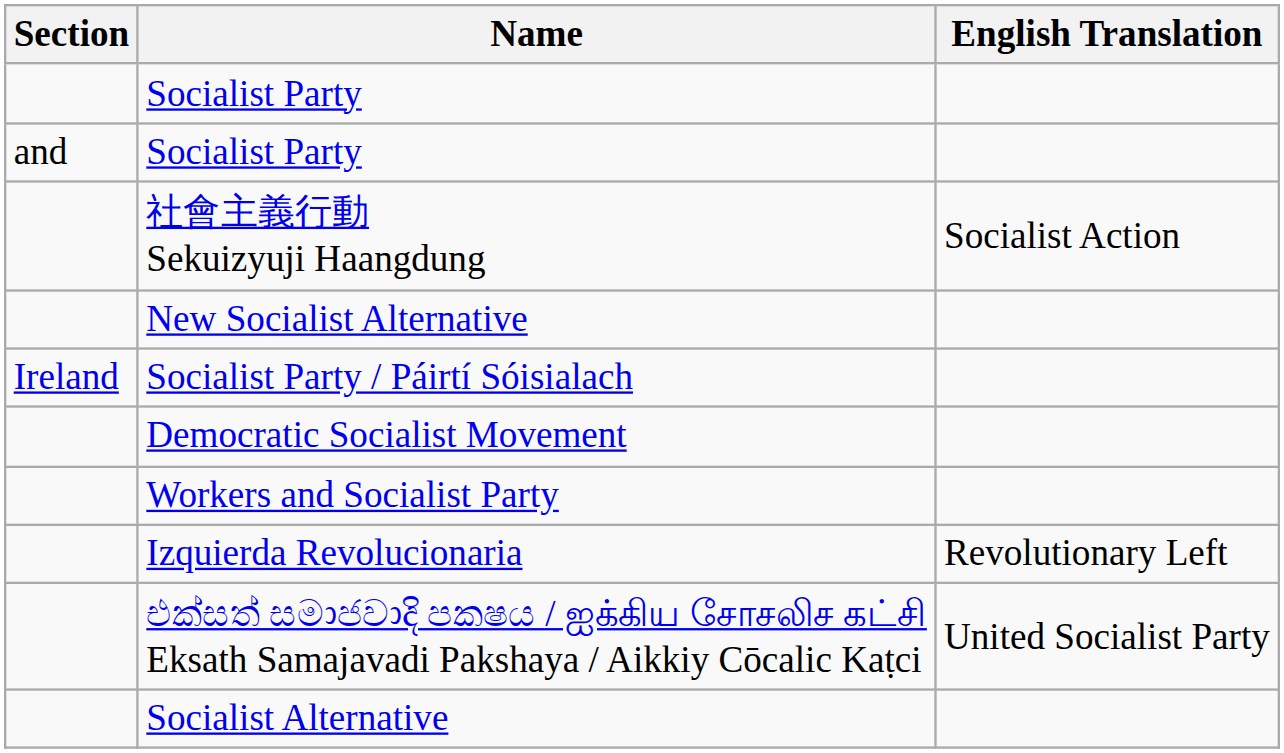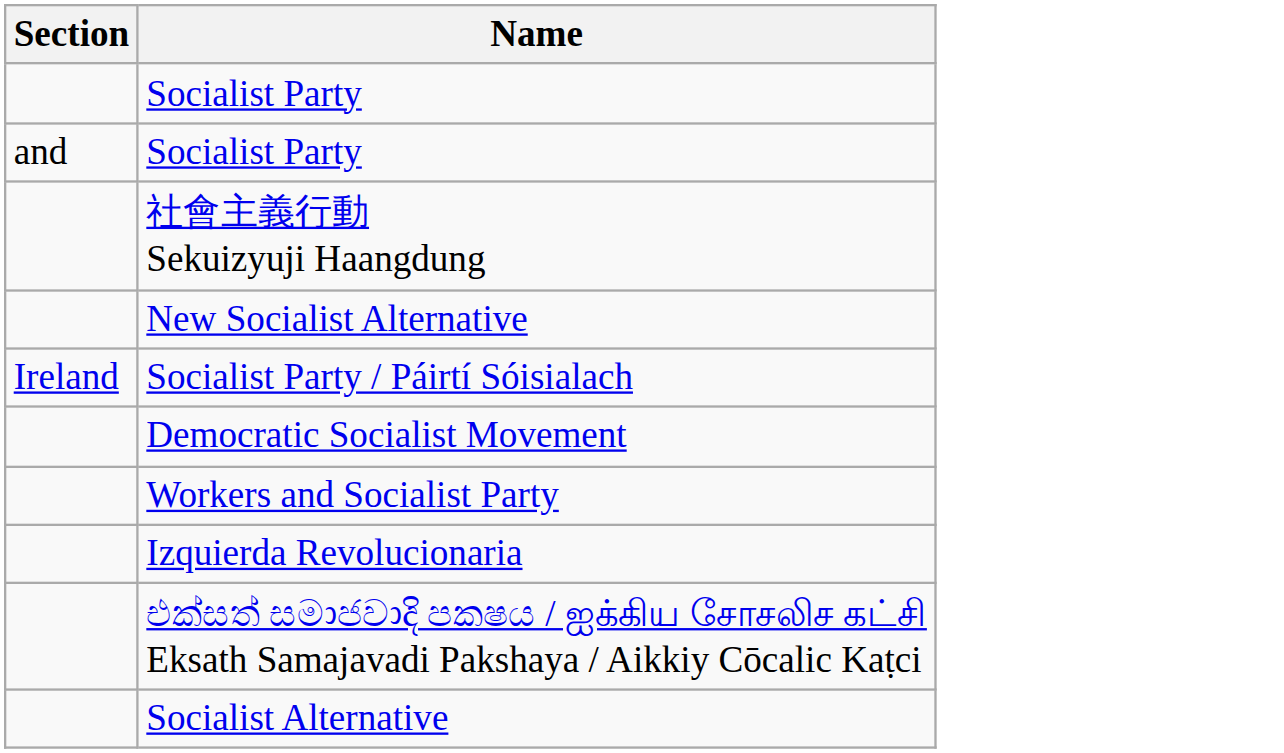- column: (1107, 33)
